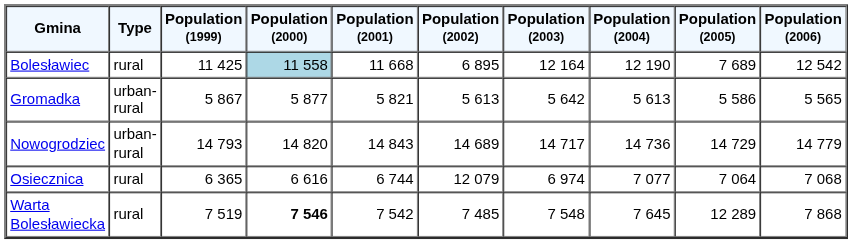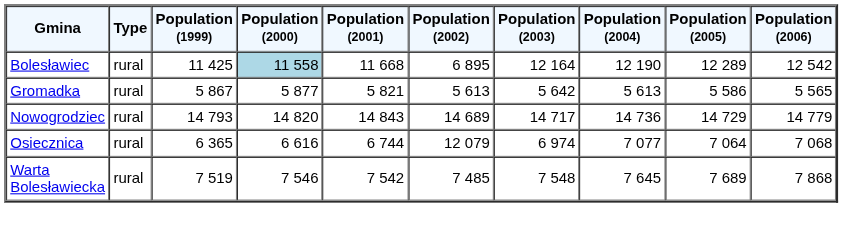(737, 64) 7 689 -> (724, 64) 12 289
(135, 99) urban-rural -> (128, 90) rural
(135, 143) urban-rural -> (128, 116) rural
(309, 214) bold -> (300, 178) normal
(733, 214) 12 289 -> (728, 178) 7 689
